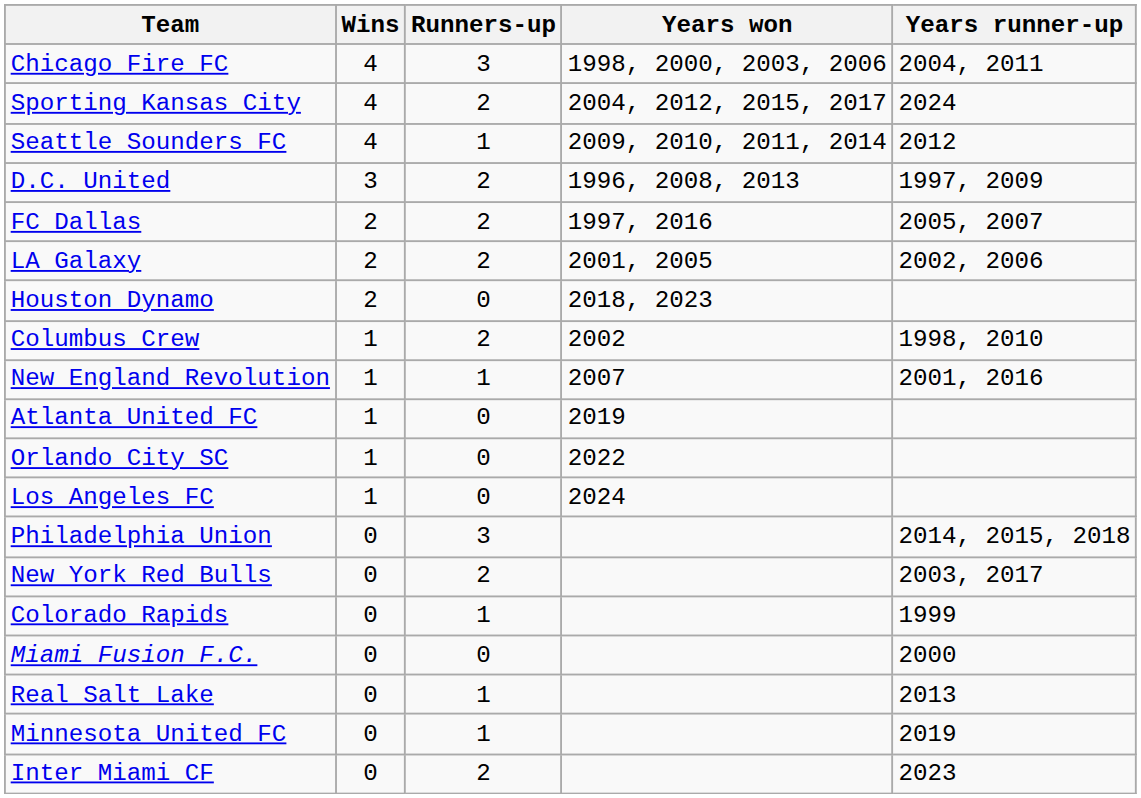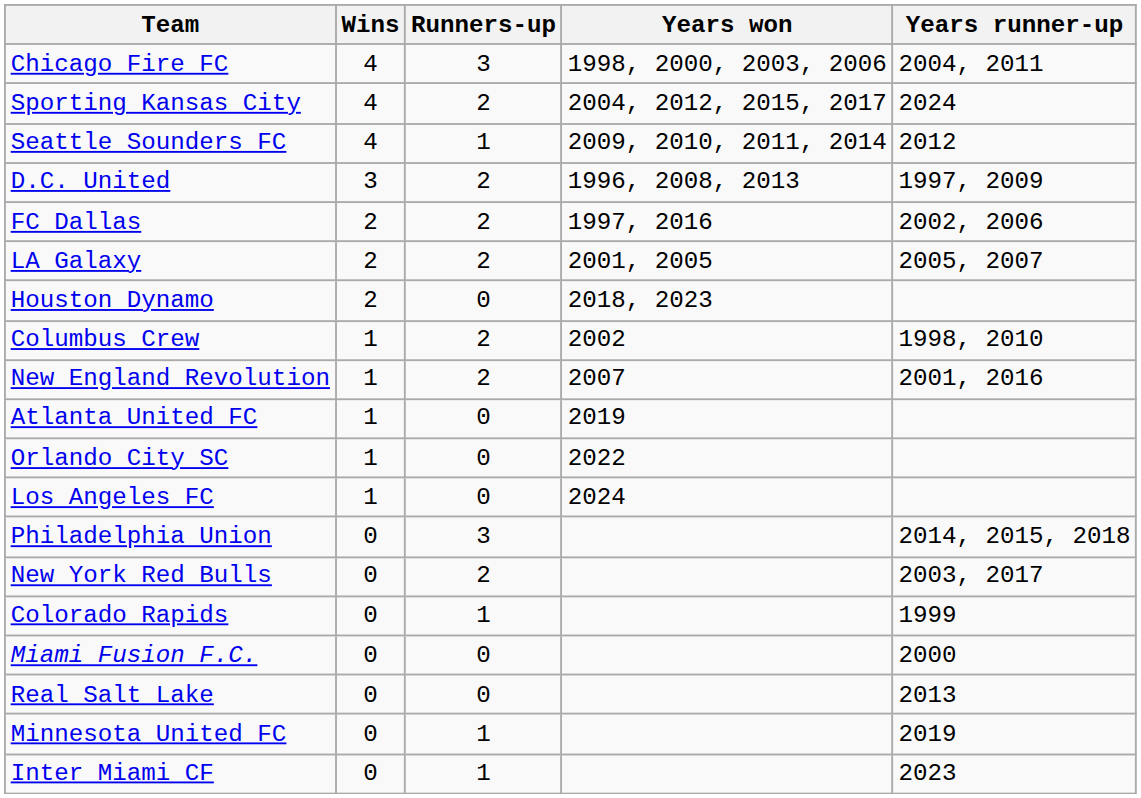(971, 222) 2005, 2007 -> (971, 222) 2002, 2006
(971, 261) 2002, 2006 -> (971, 261) 2005, 2007
(484, 379) 1 -> (484, 379) 2
(484, 695) 1 -> (484, 695) 0
(484, 773) 2 -> (484, 773) 1
